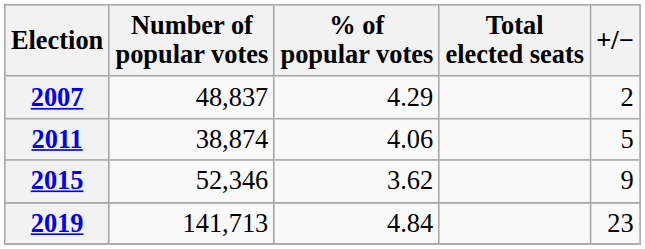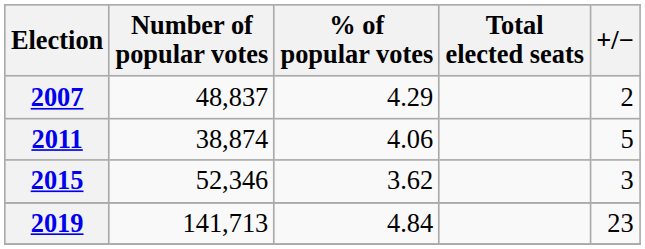(627, 180) 9 -> (627, 180) 3
